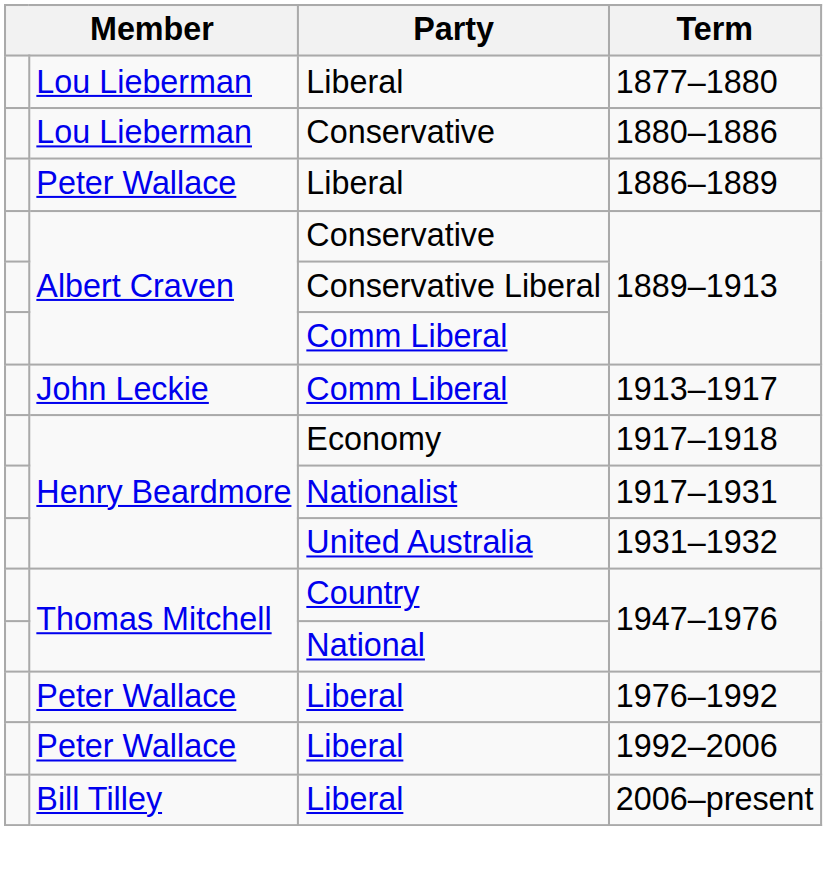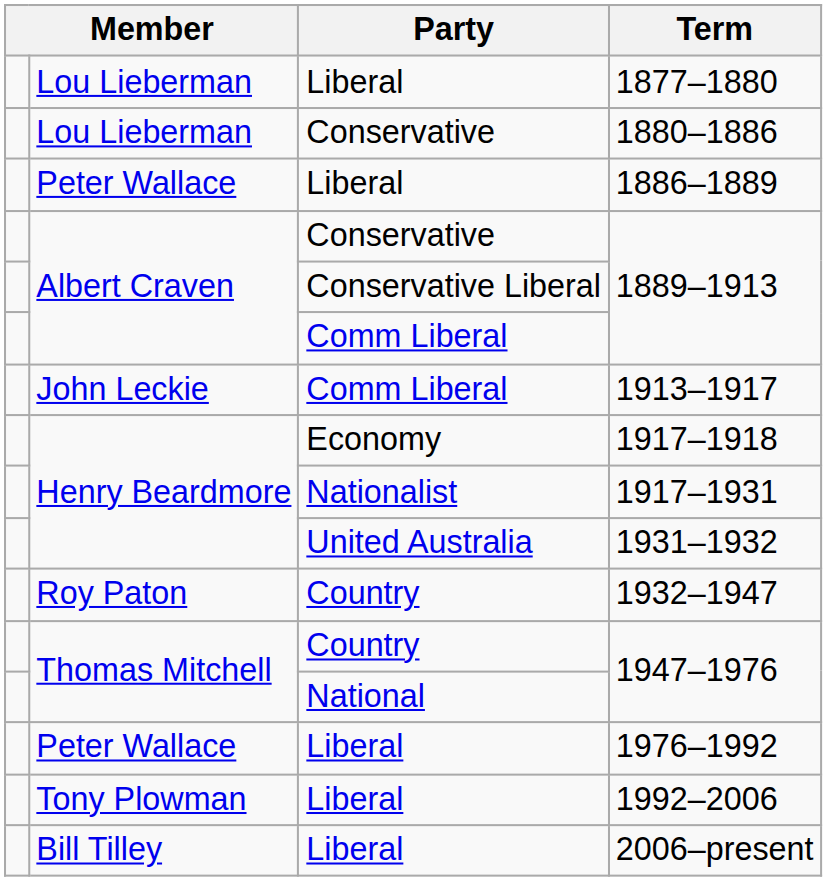+ row: (363, 593)
(136, 747) Peter Wallace -> (141, 798) Tony Plowman
